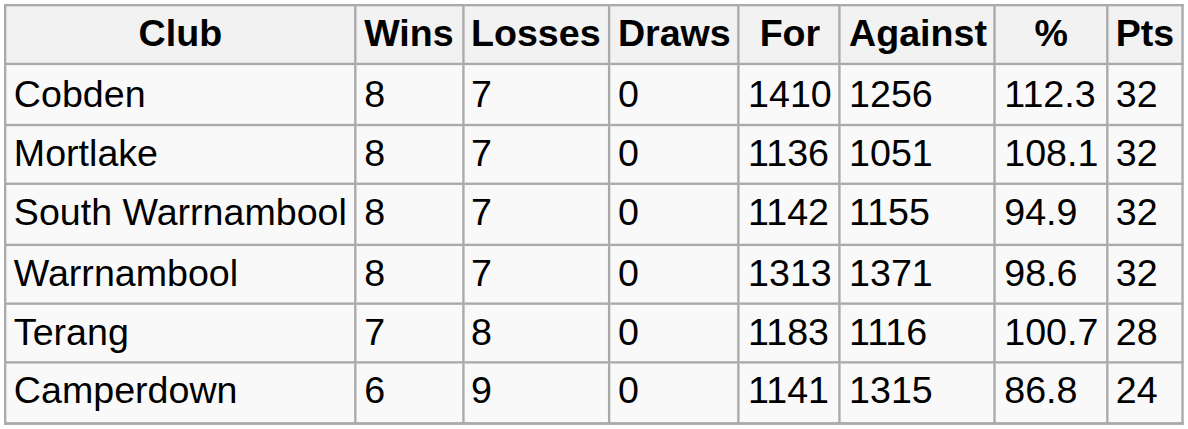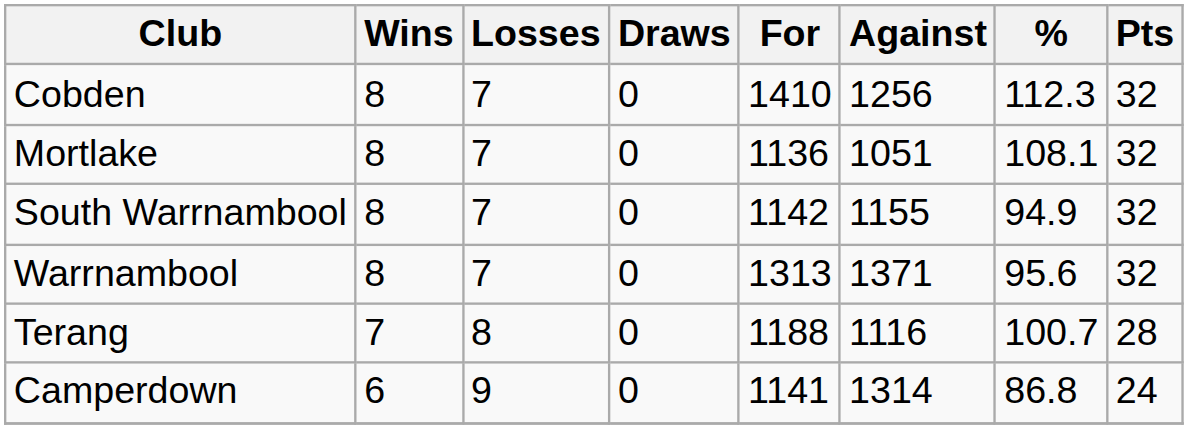(1041, 272) 98.6 -> (1041, 272) 95.6
(789, 332) 1183 -> (789, 332) 1188
(891, 392) 1315 -> (891, 392) 1314
